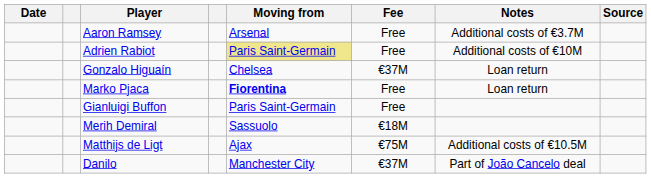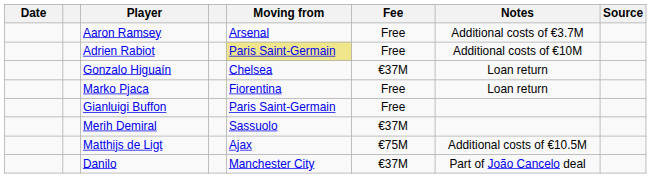(257, 88) bold -> (255, 88) normal
(393, 126) €18M -> (393, 126) €37M
